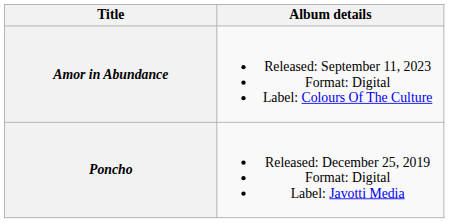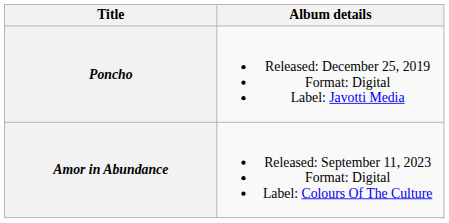rows swapped: (111, 169) <-> (111, 74)
